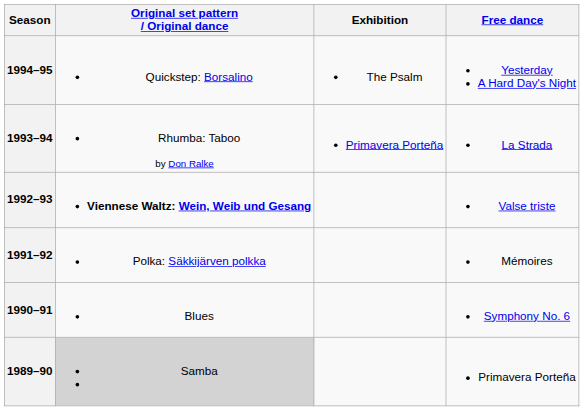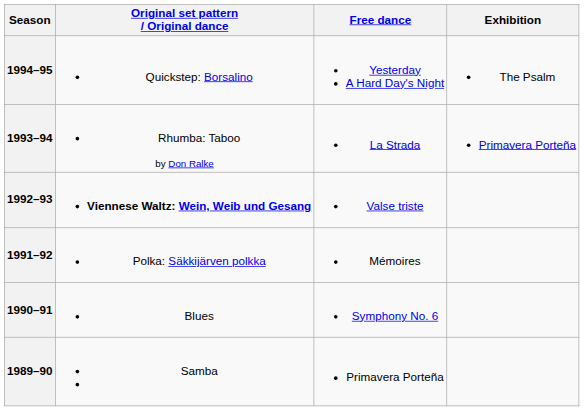columns swapped: (512, 20) <-> (380, 20)
(185, 378) lightgrey background -> (185, 378) no background
